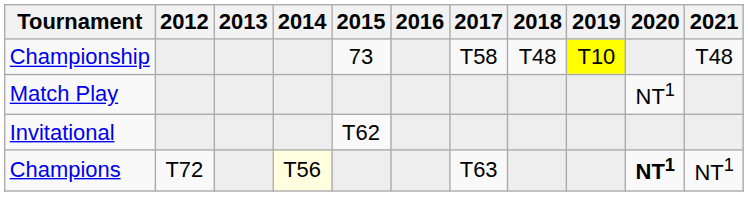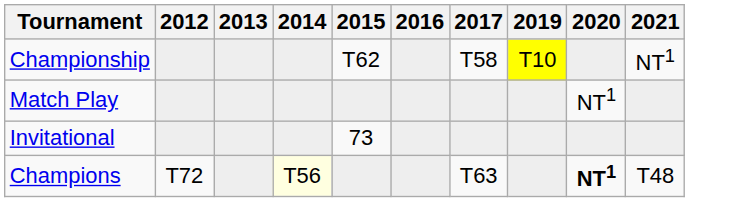- column: (538, 21)
(361, 56) 73 -> (361, 59) T62
(714, 56) T48 -> (655, 59) NT1
(361, 132) T62 -> (361, 138) 73
(714, 169) NT1 -> (655, 175) T48
